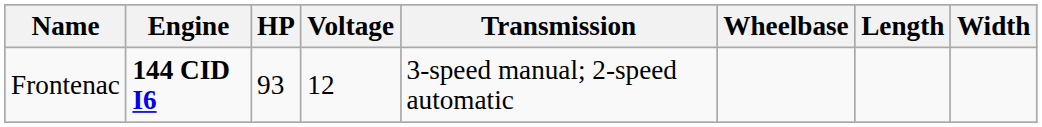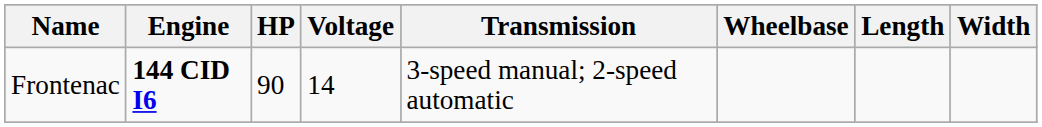(271, 84) 93 -> (271, 84) 90
(321, 84) 12 -> (321, 84) 14
